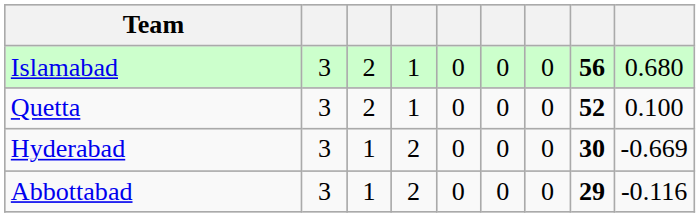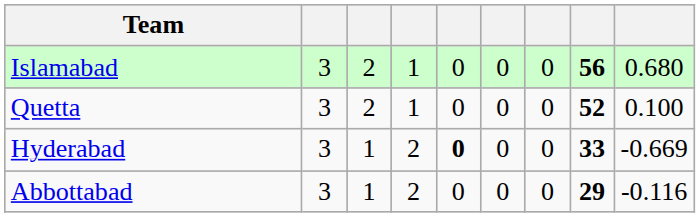(458, 149) normal -> (458, 149) bold
(592, 149) 30 -> (592, 149) 33
